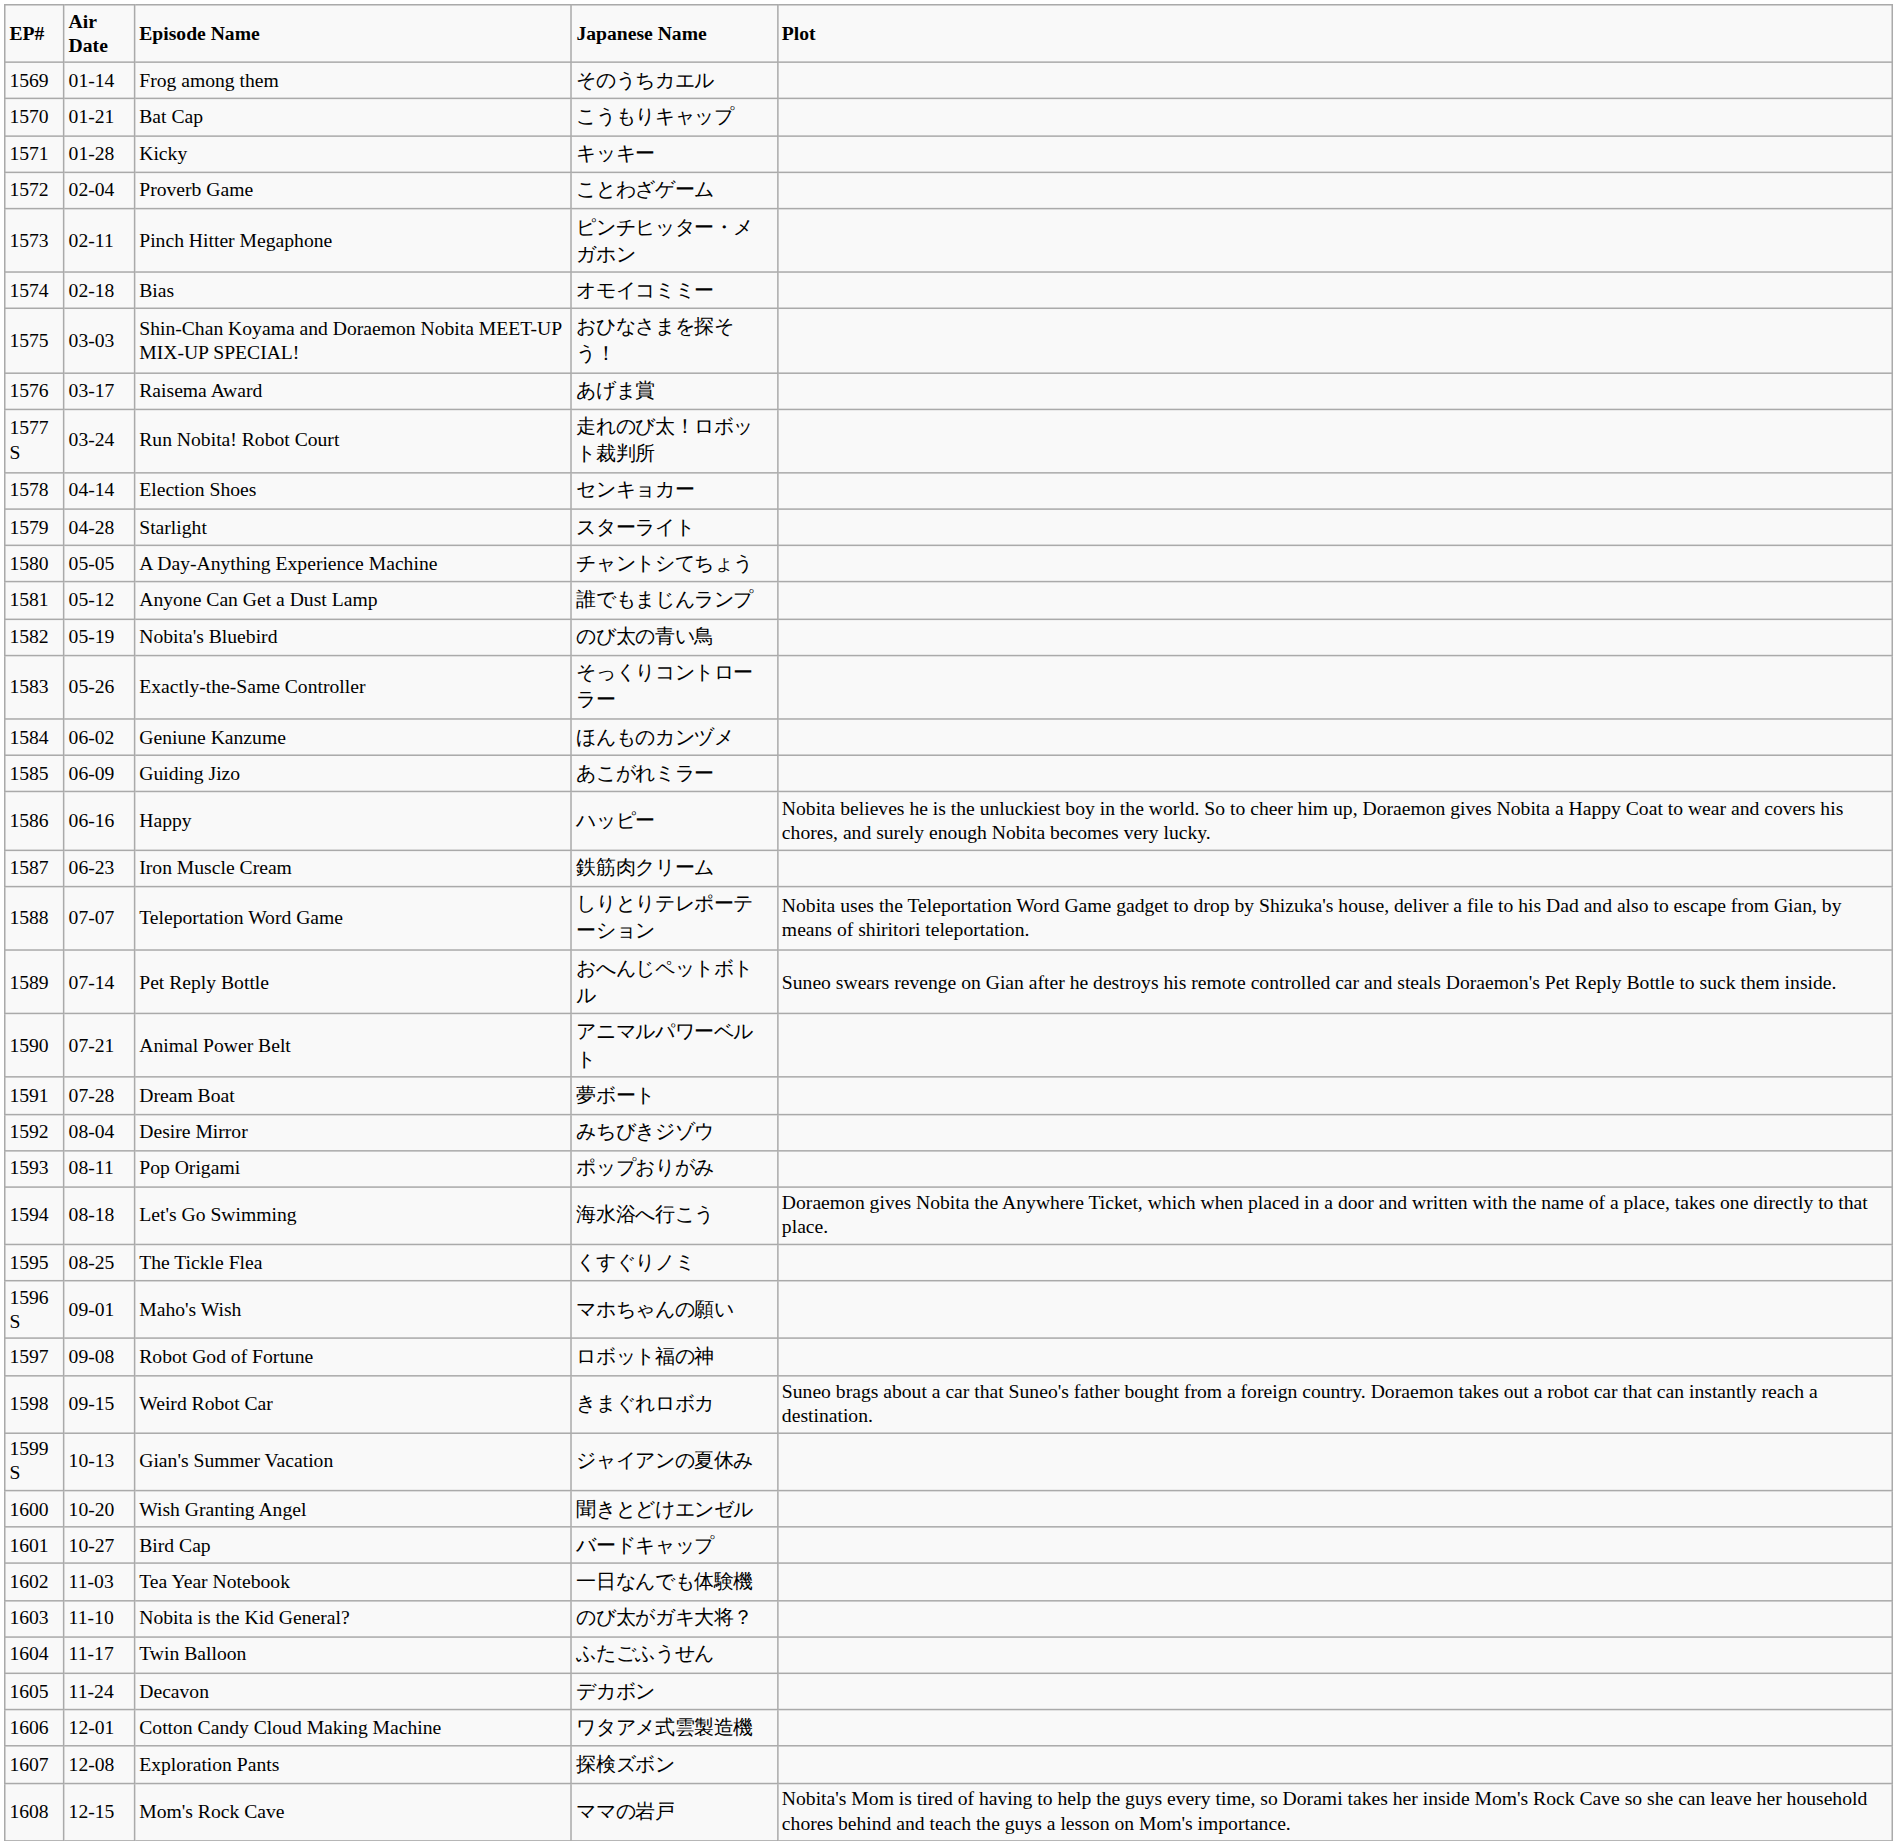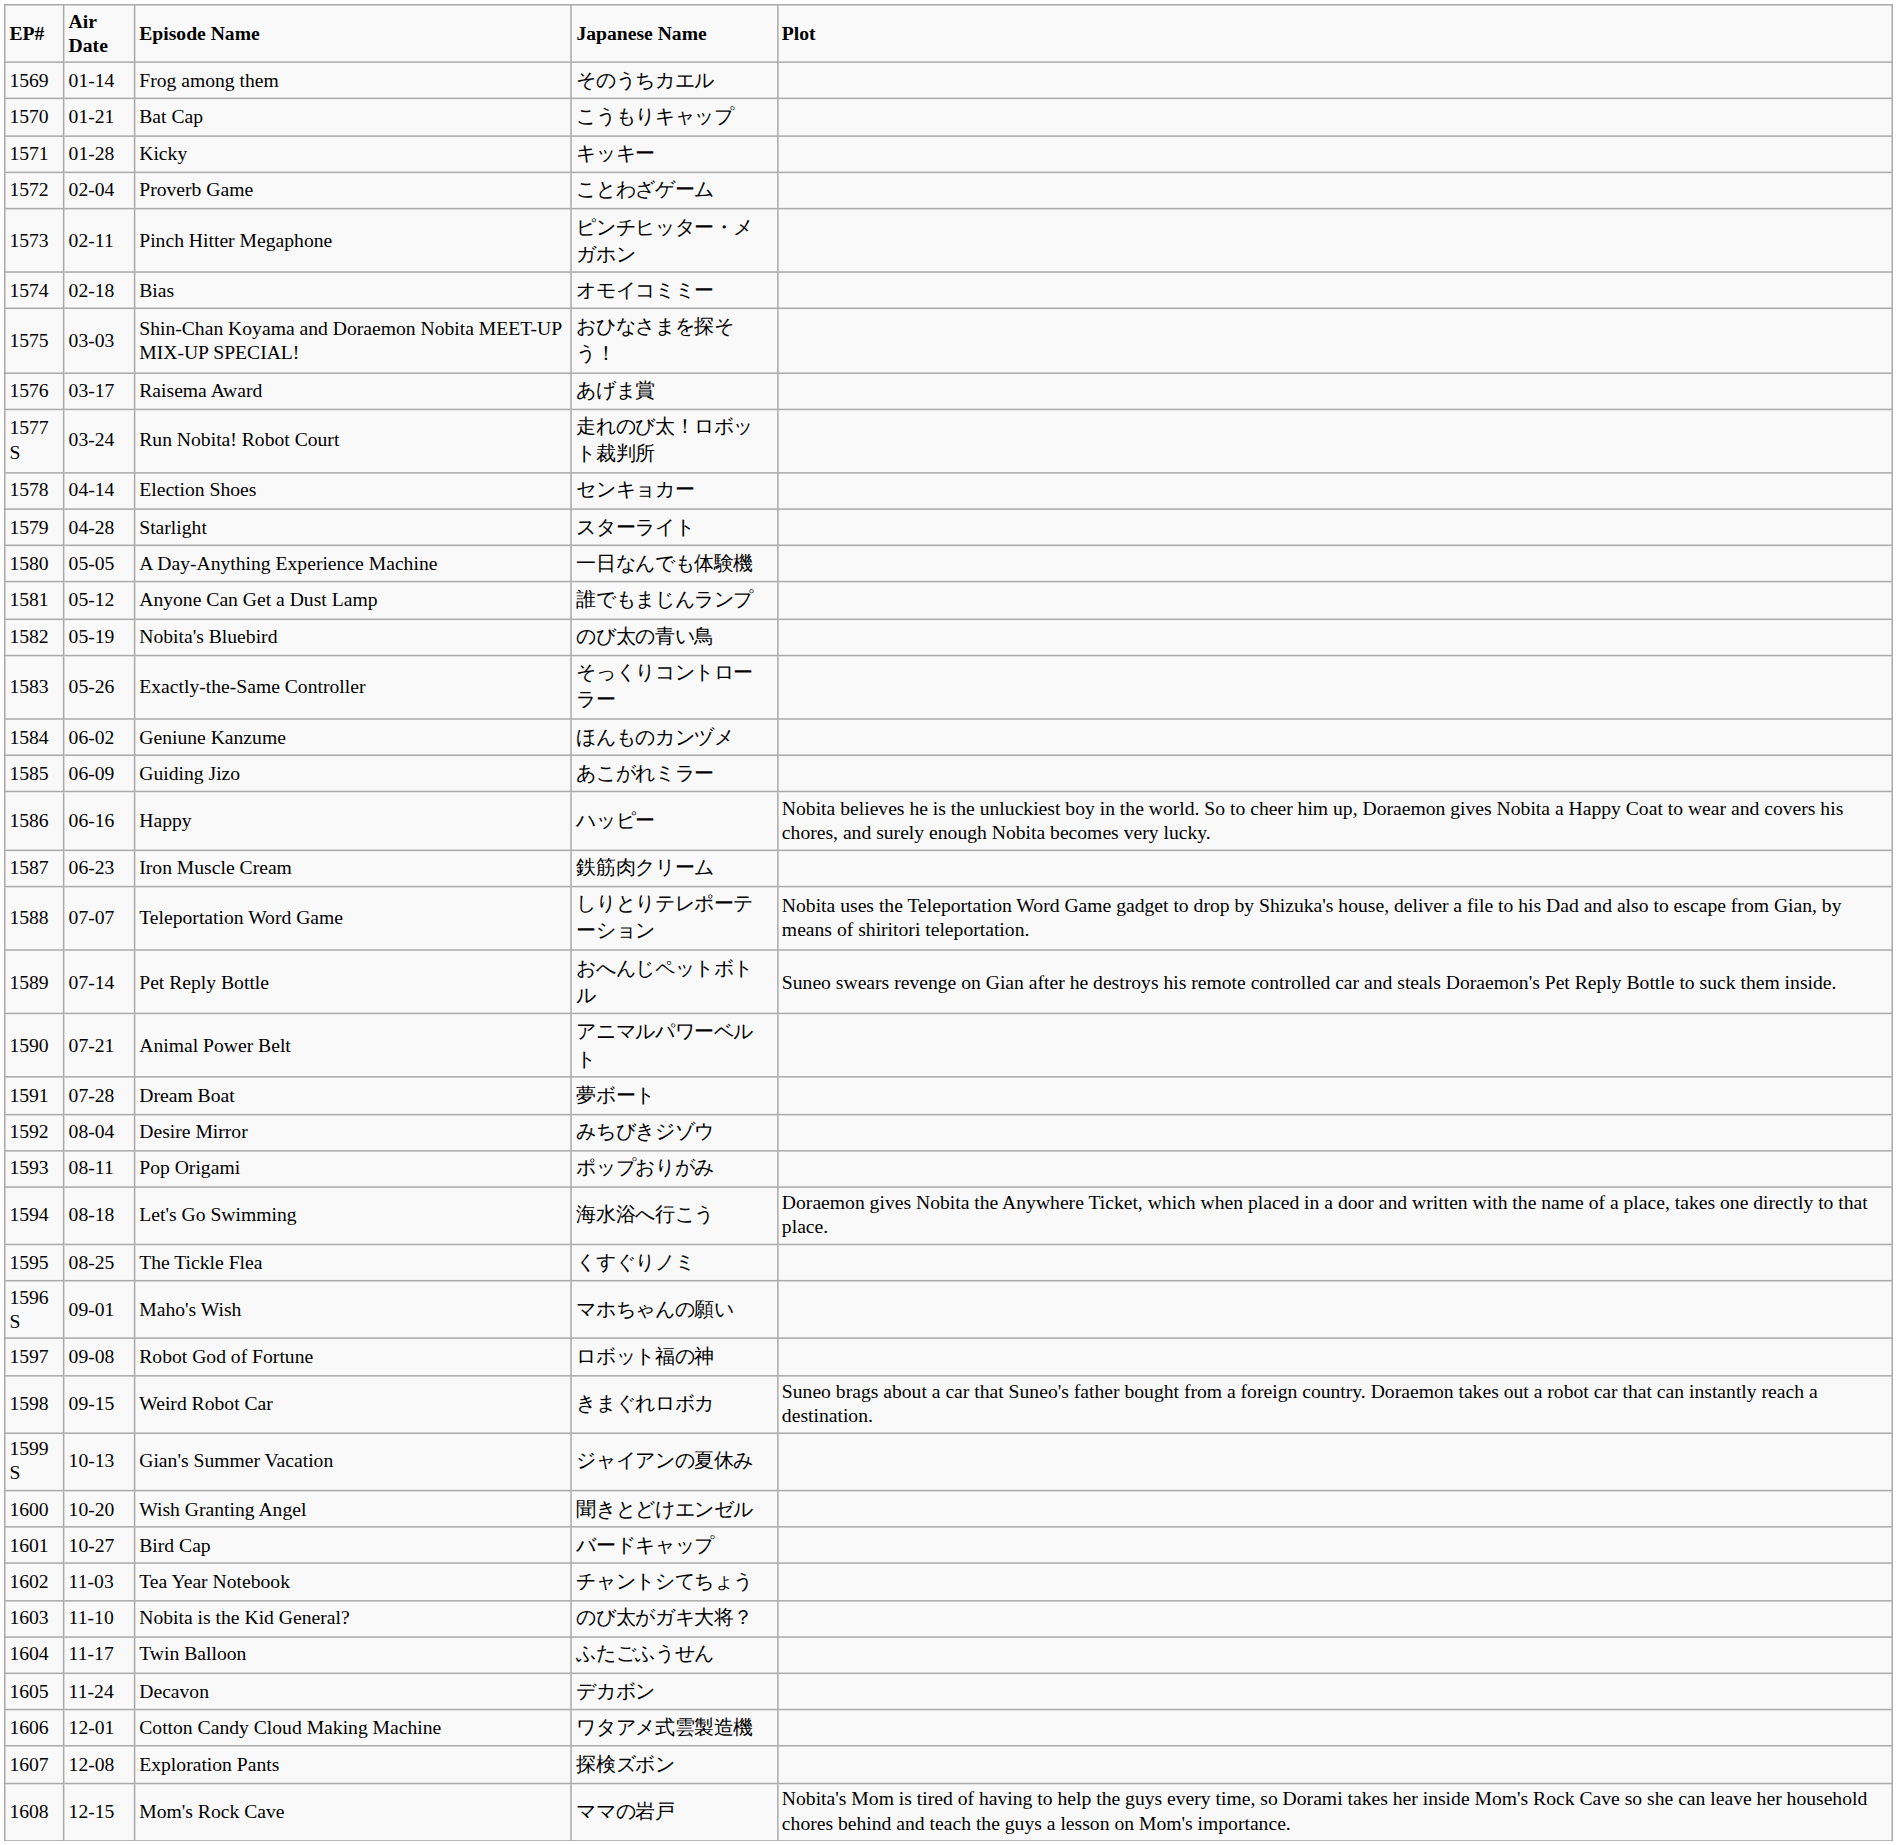(665, 563) チャントシてちょう -> (665, 563) 一日なんでも体験機
(665, 1581) 一日なんでも体験機 -> (665, 1581) チャントシてちょう
